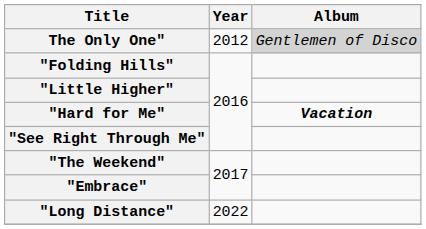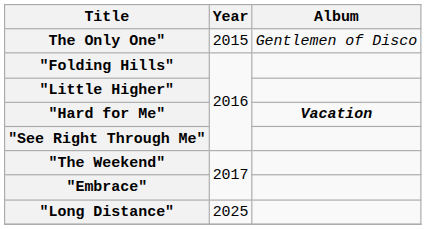(231, 41) 2012 -> (231, 41) 2015
(336, 41) lightgrey background -> (336, 41) no background
(231, 212) 2022 -> (231, 212) 2025
